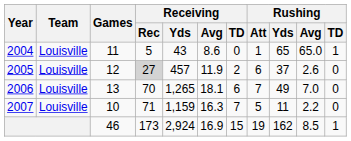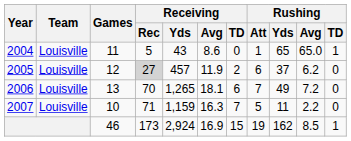(311, 70) 2.6 -> (311, 70) 6.2
(311, 88) 7.0 -> (311, 88) 7.2
